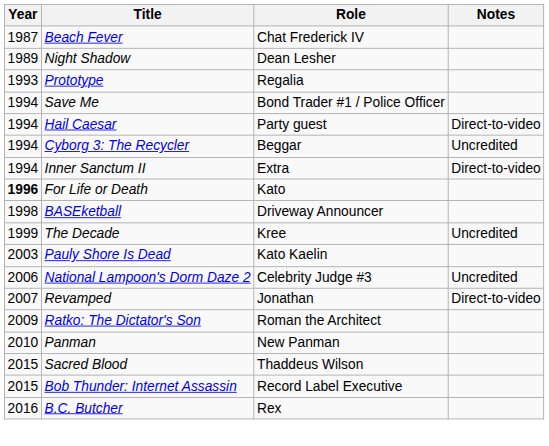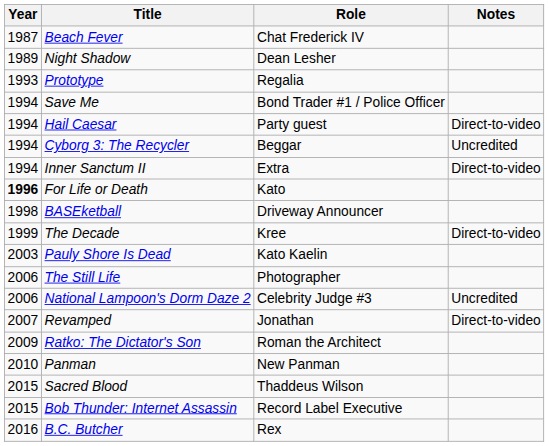(484, 233) Uncredited -> (496, 233) Direct-to-video
+ row: (82, 277)
